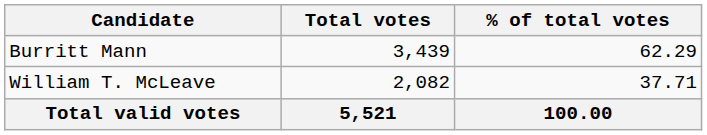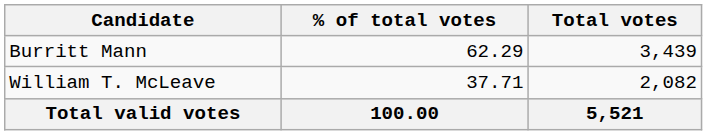columns swapped: (368, 20) <-> (578, 20)
